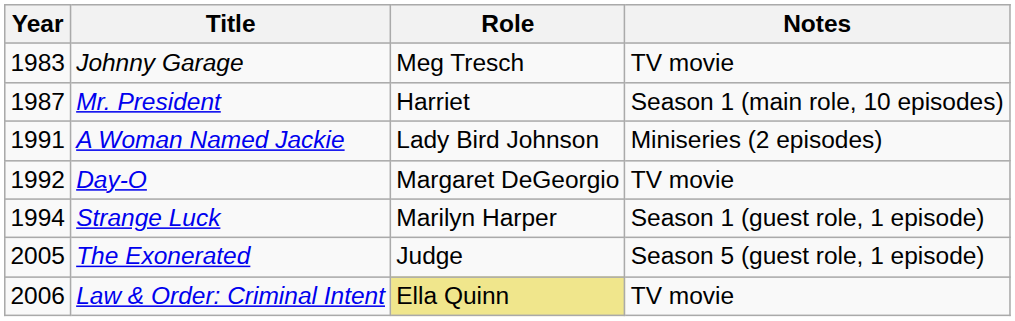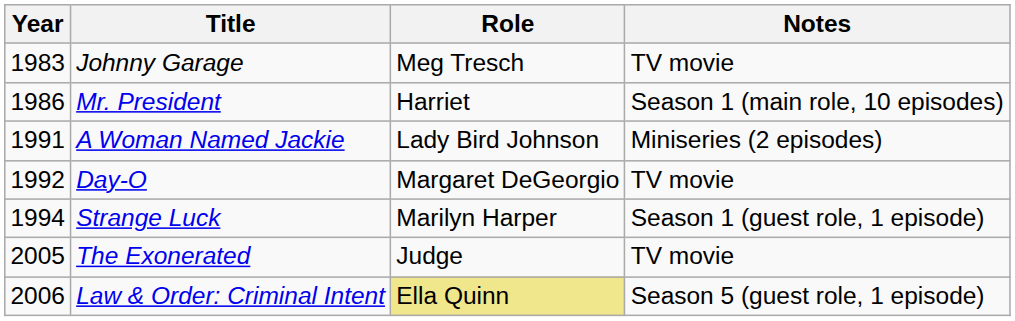(38, 101) 1987 -> (38, 101) 1986
(808, 256) Season 5 (guest role, 1 episode) -> (682, 256) TV movie
(682, 295) TV movie -> (808, 295) Season 5 (guest role, 1 episode)
